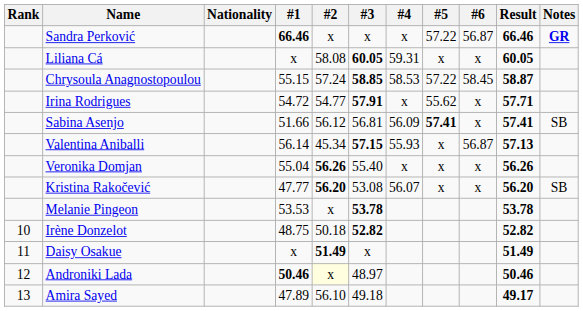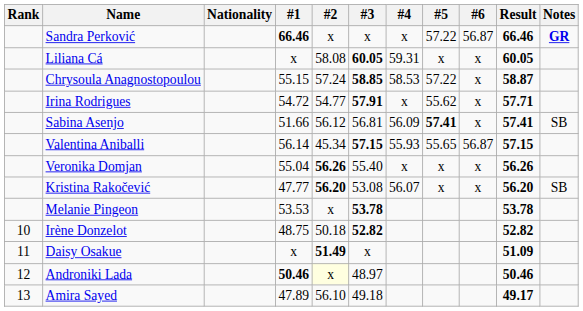(478, 79) 58.45 -> (478, 79) x
(441, 144) x -> (441, 144) 55.65
(518, 144) 57.13 -> (518, 144) 57.15
(518, 252) 51.49 -> (518, 252) 51.09
